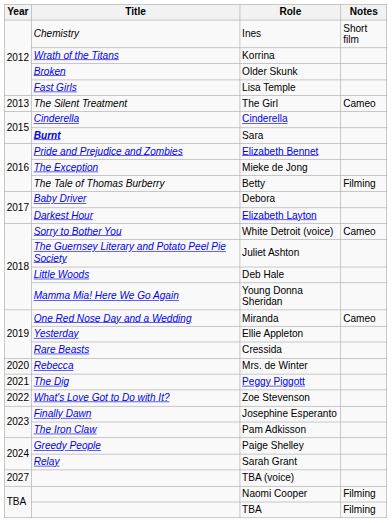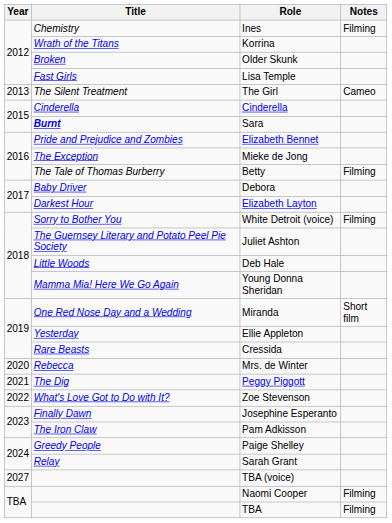(355, 34) Short film -> (359, 28) Filming
(359, 231) Cameo -> (359, 220) Filming
(359, 318) Cameo -> (355, 312) Short film
